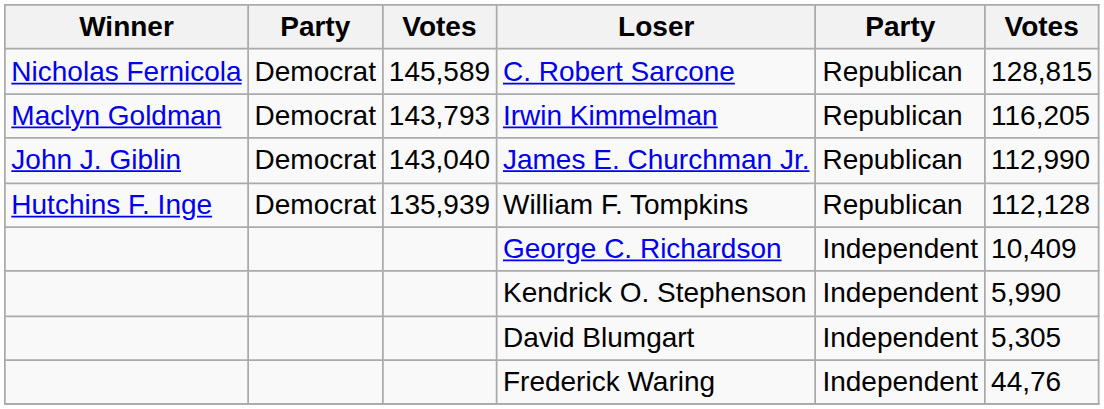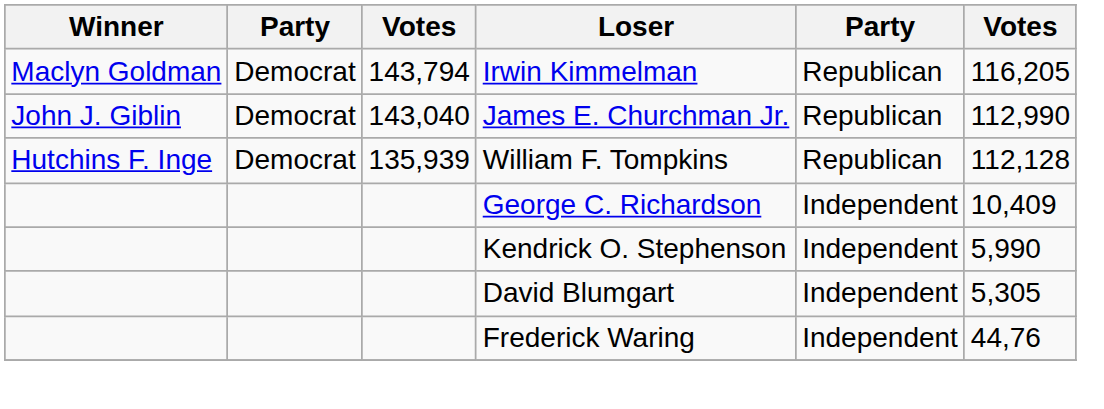- row: (619, 71)
(439, 115) 143,793 -> (419, 71) 143,794
